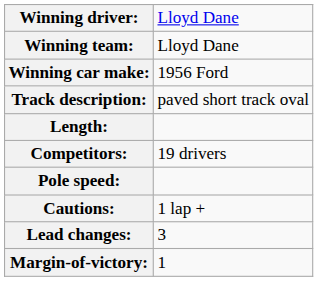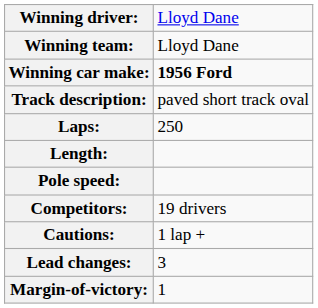(193, 72) normal -> (195, 72) bold
+ row: (79, 126)
rows swapped: (79, 153) <-> (79, 180)
